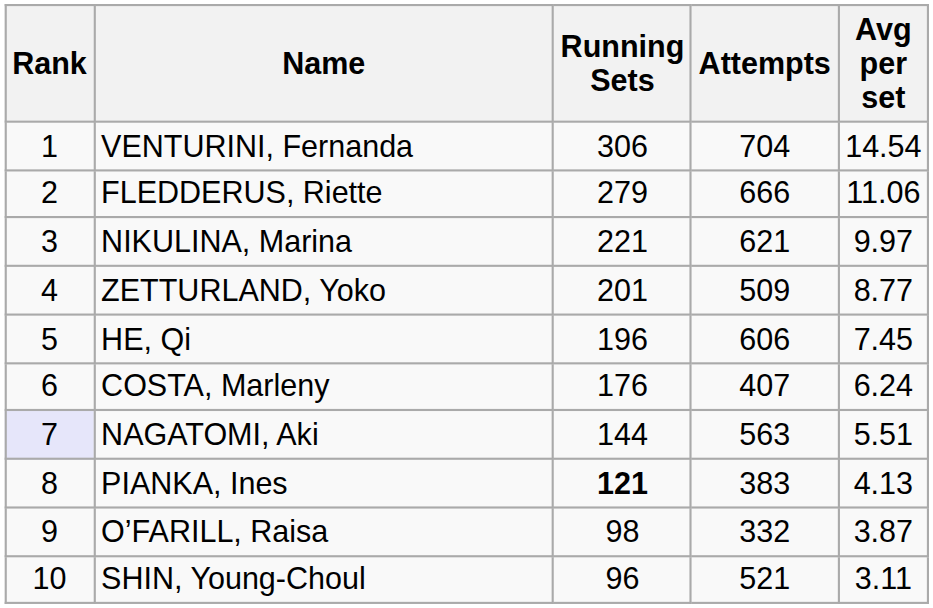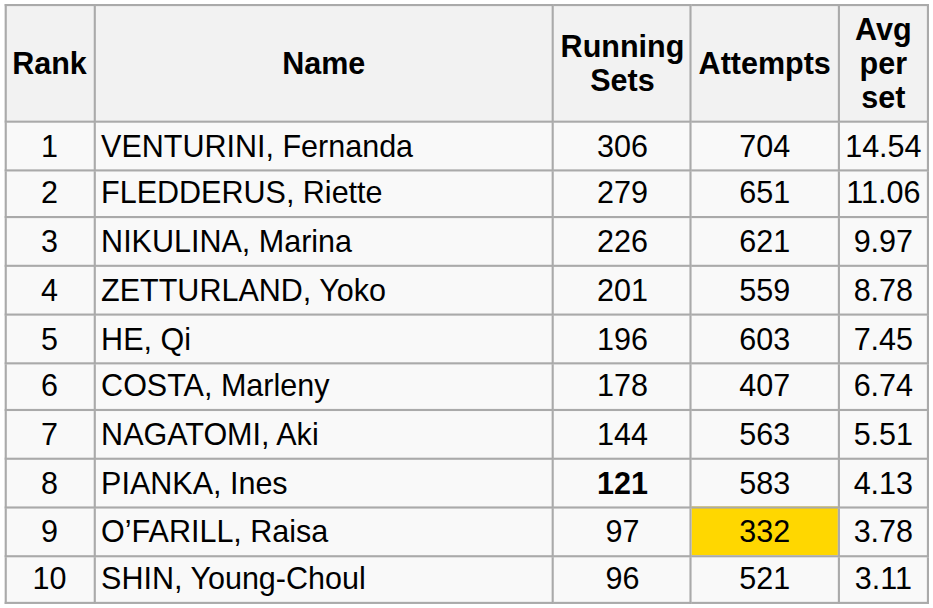(765, 193) 666 -> (765, 193) 651
(622, 242) 221 -> (622, 242) 226
(765, 290) 509 -> (765, 290) 559
(883, 290) 8.77 -> (883, 290) 8.78
(765, 338) 606 -> (765, 338) 603
(622, 386) 176 -> (622, 386) 178
(883, 386) 6.24 -> (883, 386) 6.74
(49, 435) lavender background -> (49, 435) no background
(765, 483) 383 -> (765, 483) 583
(622, 531) 98 -> (622, 531) 97
(765, 531) no background -> (765, 531) gold background
(883, 531) 3.87 -> (883, 531) 3.78
